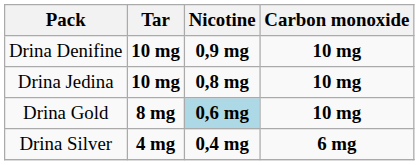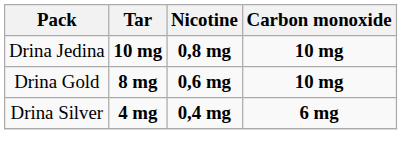- row: (66, 51)
(222, 113) lightblue background -> (204, 82) no background
